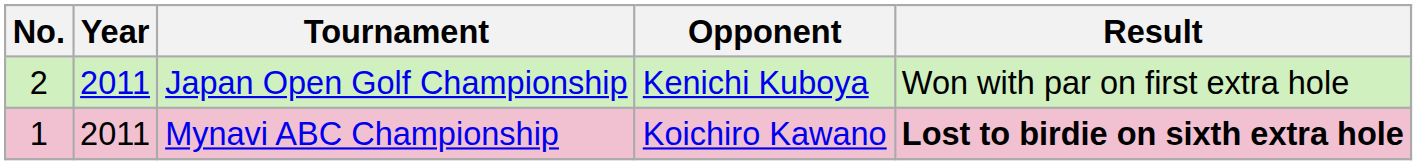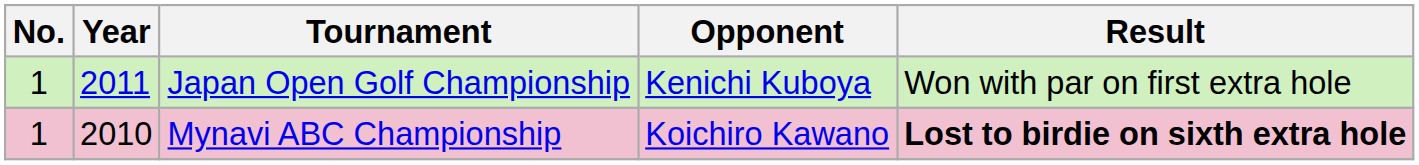(39, 82) 2 -> (39, 82) 1
(115, 134) 2011 -> (116, 134) 2010
